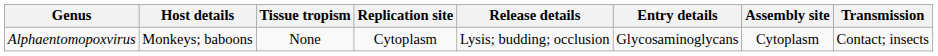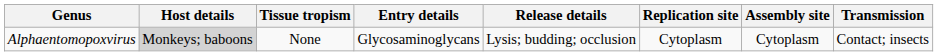columns swapped: (677, 16) <-> (405, 16)
(198, 39) no background -> (198, 39) lightgrey background
